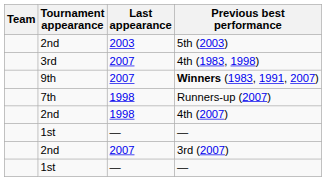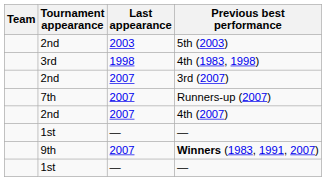(122, 61) 2007 -> (122, 61) 1998
rows swapped: (48, 79) <-> (50, 150)
(122, 97) 1998 -> (122, 97) 2007
(122, 114) 1998 -> (122, 114) 2007
